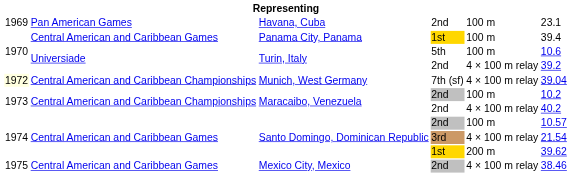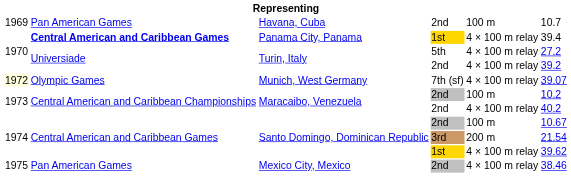(551, 23) 23.1 -> (551, 23) 10.7
(124, 37) normal -> (130, 37) bold
(481, 37) 100 m -> (502, 37) 4 × 100 m relay
(481, 51) 100 m -> (502, 51) 4 × 100 m relay
(551, 51) 10.6 -> (551, 51) 27.2
(143, 80) Central American and Caribbean Championships -> (68, 80) Olympic Games
(554, 80) 39.04 -> (554, 80) 39.07
(554, 123) 10.57 -> (554, 123) 10.67
(502, 137) 4 × 100 m relay -> (481, 137) 200 m
(481, 151) 200 m -> (502, 151) 4 × 100 m relay
(124, 166) Central American and Caribbean Games -> (81, 166) Pan American Games
